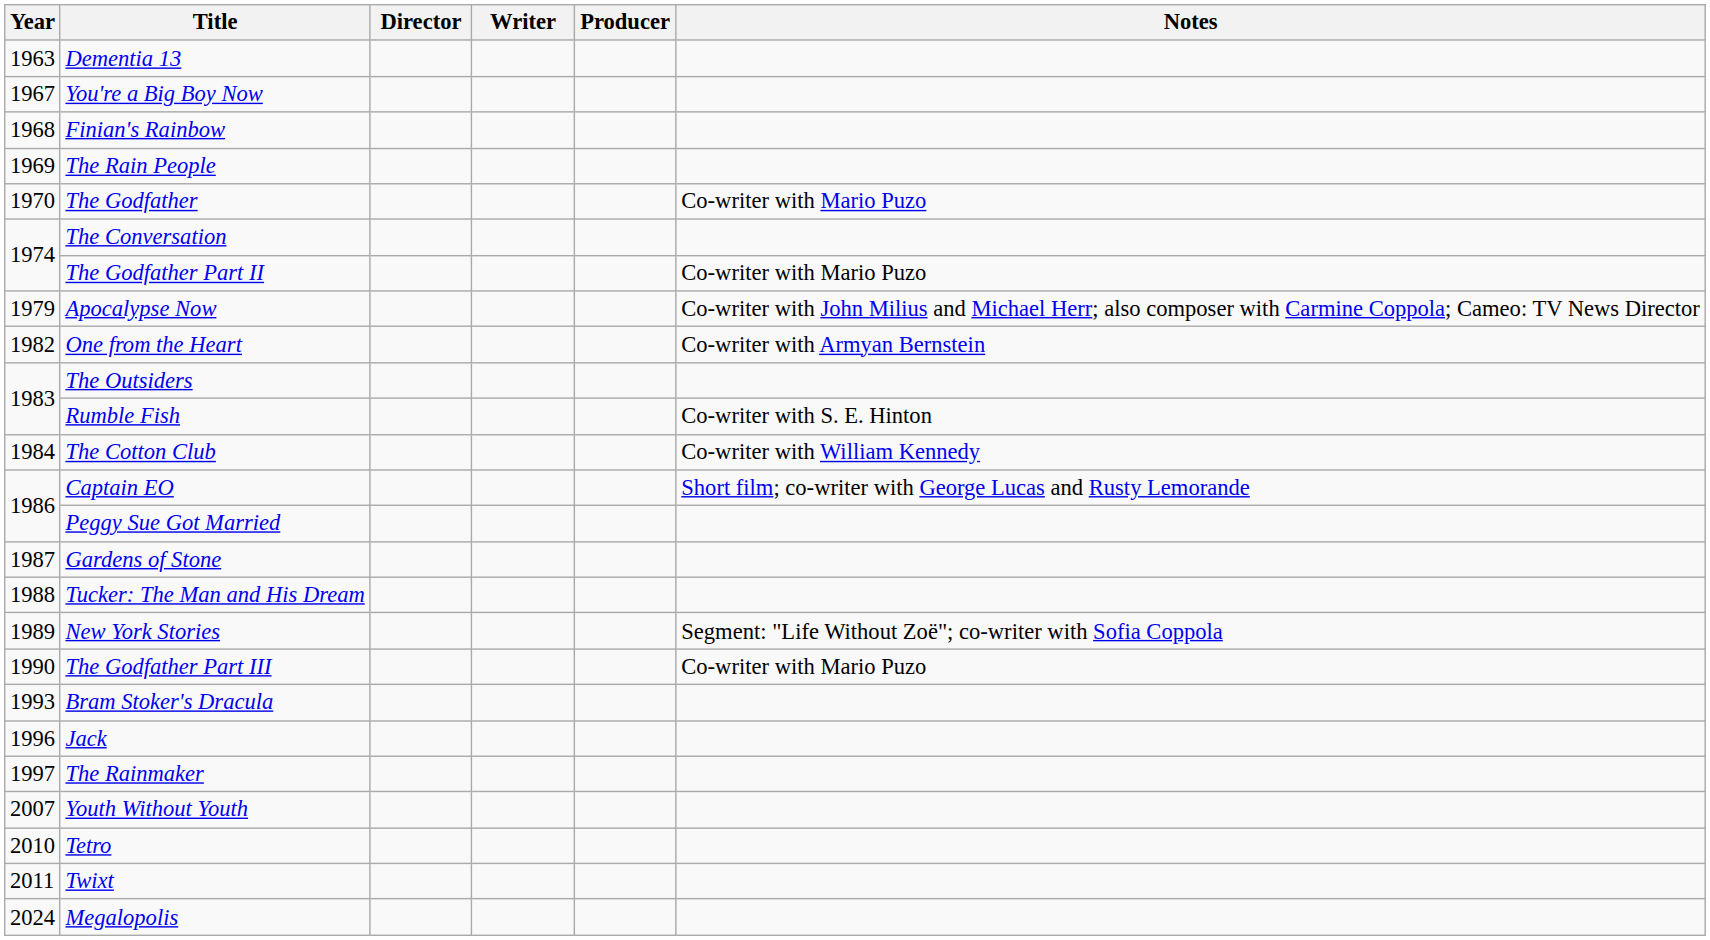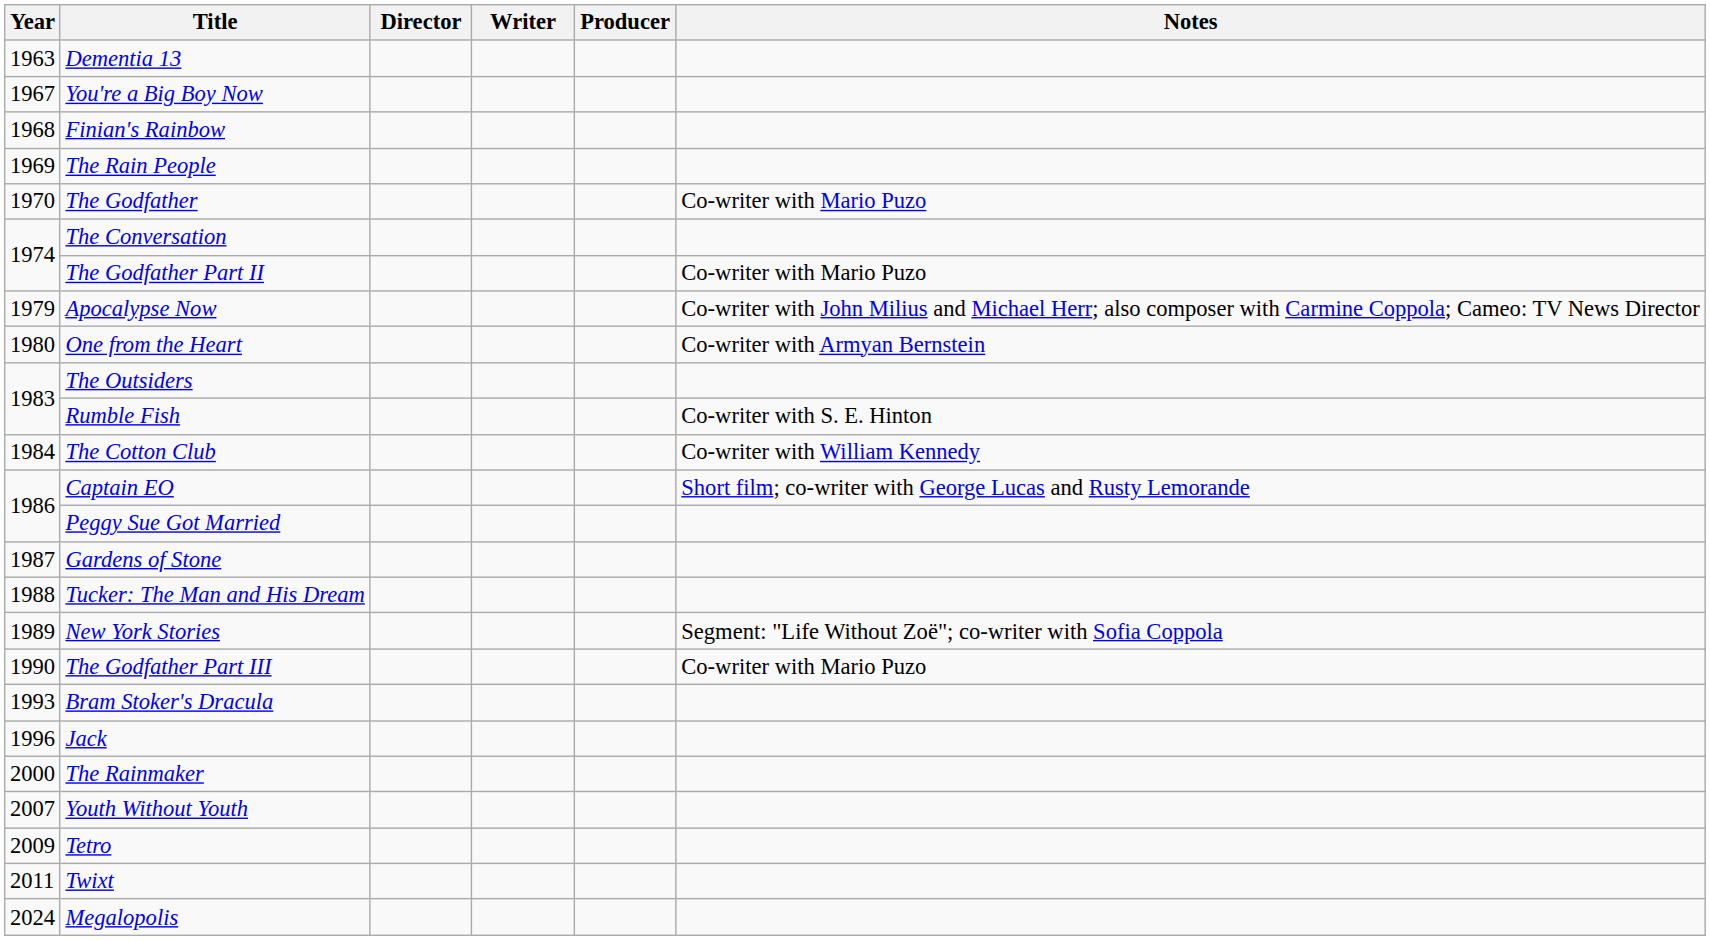(32, 344) 1982 -> (32, 344) 1980
(32, 773) 1997 -> (32, 773) 2000
(32, 845) 2010 -> (32, 845) 2009
